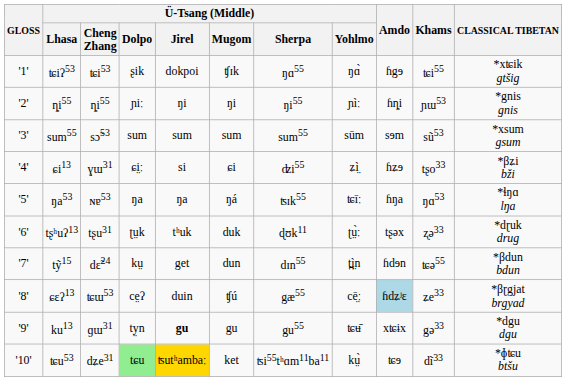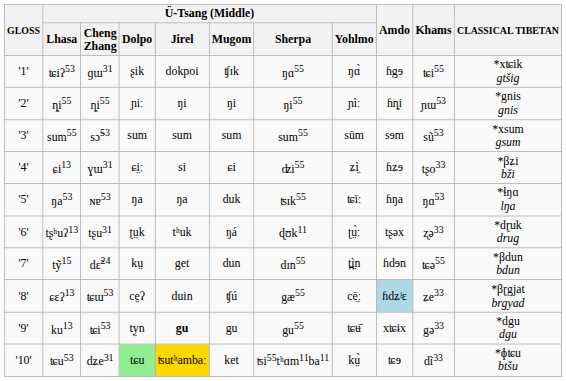(100, 71) ʨi53 -> (100, 71) ɡɯ31
(232, 199) ŋá -> (232, 199) duk
(232, 231) duk -> (232, 231) ŋá
(100, 328) ɡɯ31 -> (100, 328) ʨi53
